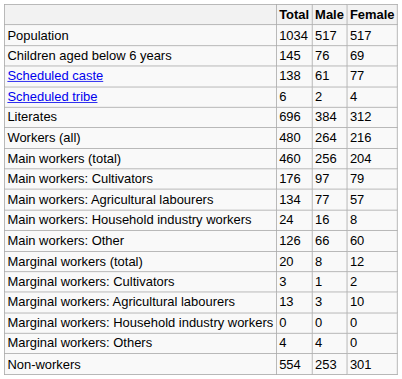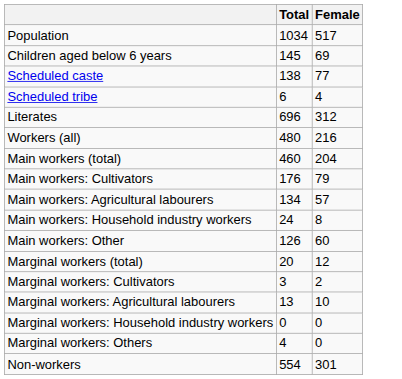- column: (330, 14)
